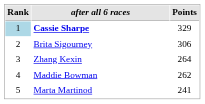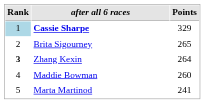(185, 44) 306 -> (185, 44) 265
(18, 59) normal -> (18, 59) bold
(185, 75) 262 -> (185, 75) 260
